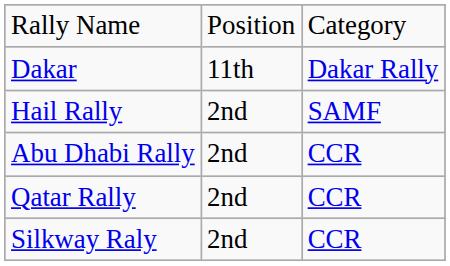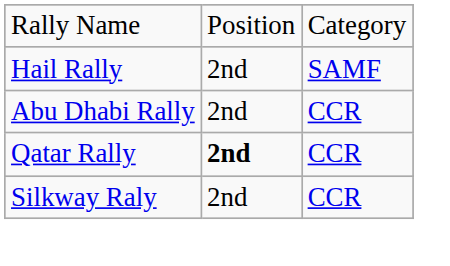- row: (44, 68)
(227, 196) normal -> (229, 153) bold
